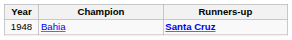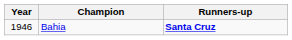(22, 27) 1948 -> (22, 27) 1946
